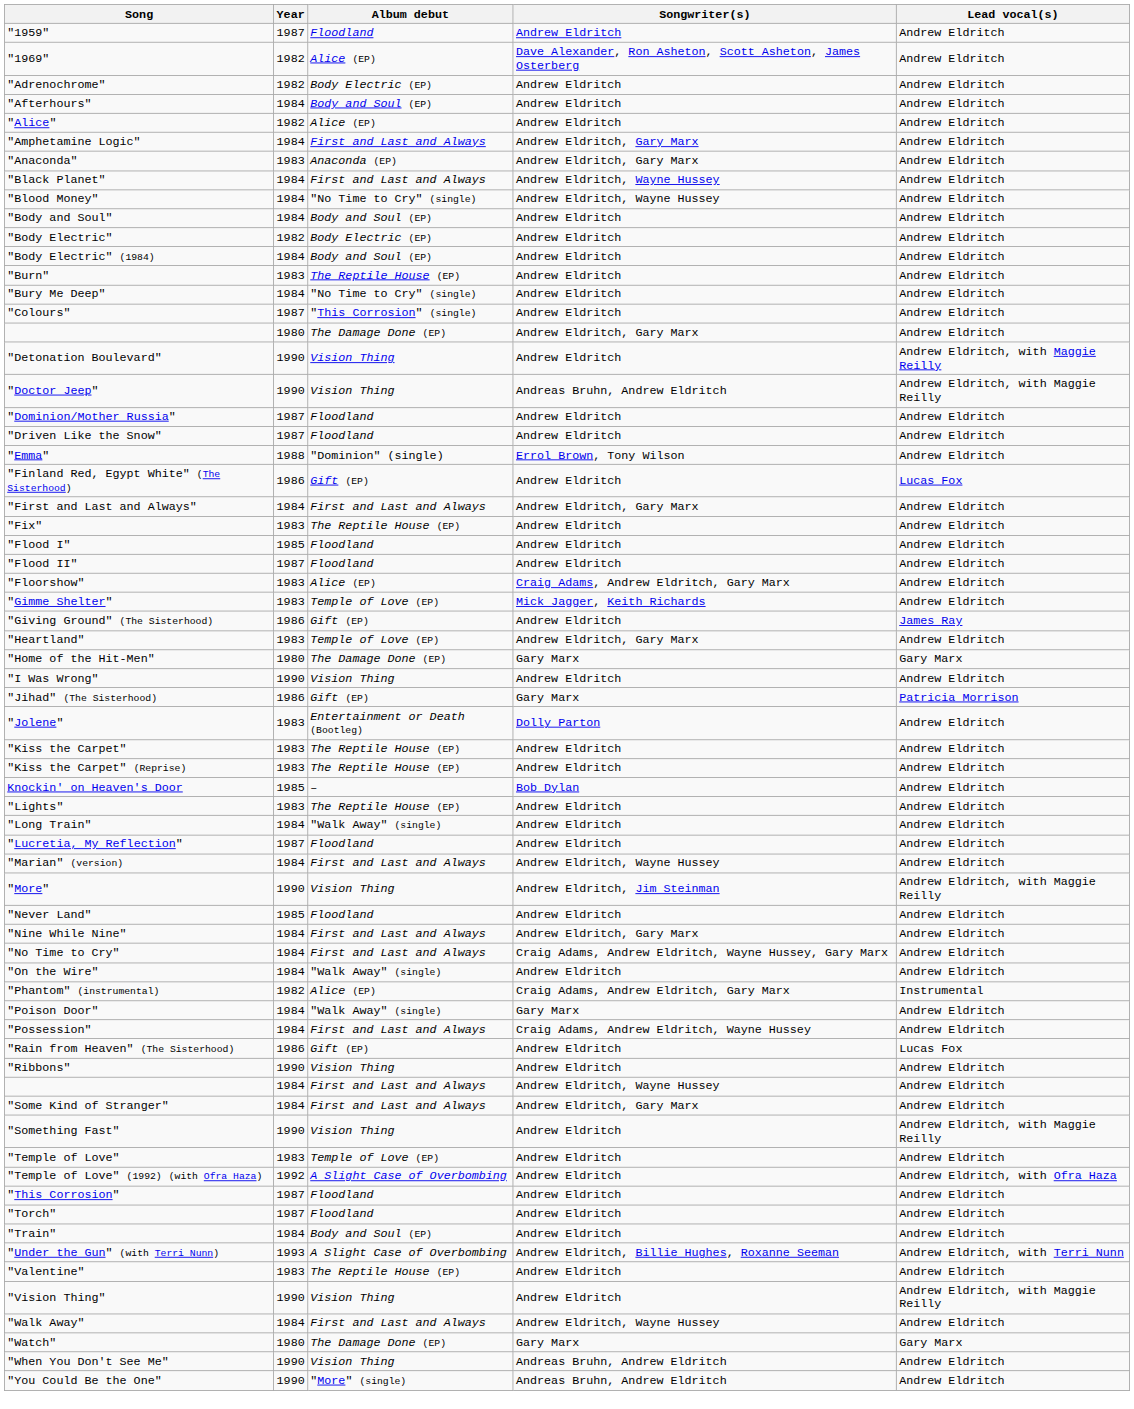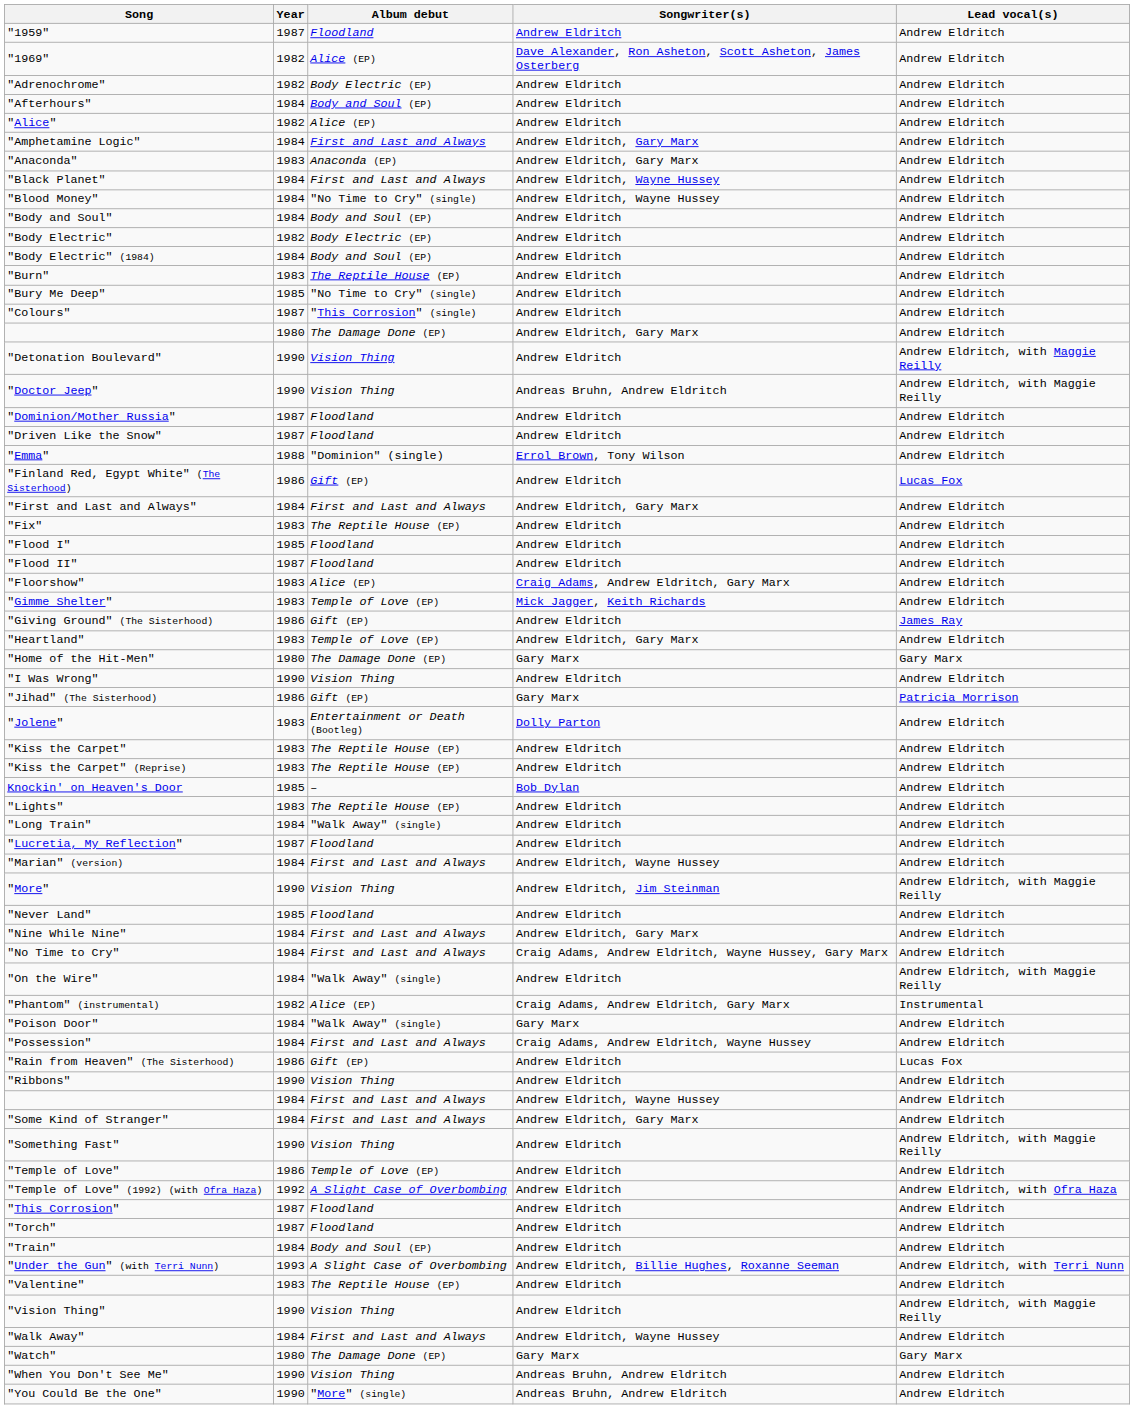(291, 294) 1984 -> (291, 294) 1985
(952, 972) Andrew Eldritch -> (998, 979) Andrew Eldritch, with Maggie Reilly
(291, 1157) 1983 -> (291, 1171) 1986
